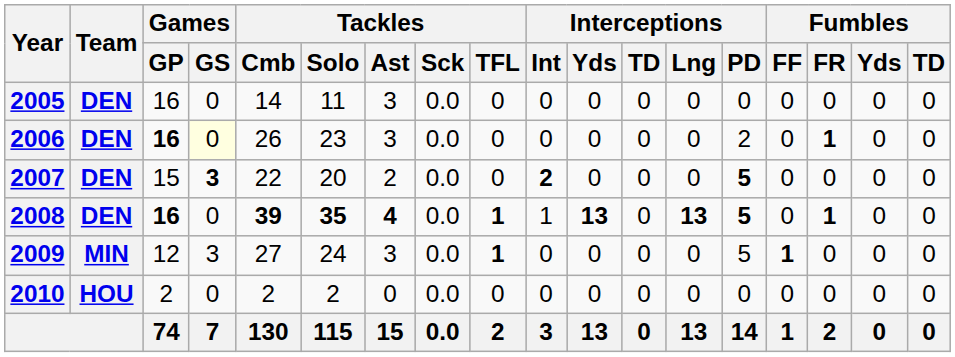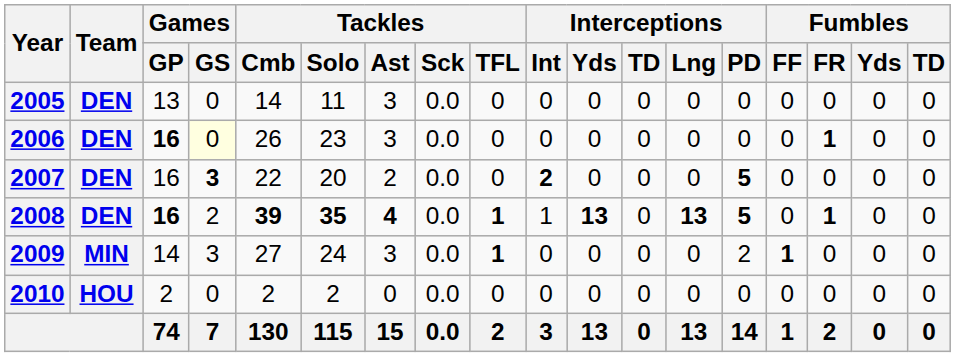(166, 100) 16 -> (166, 100) 13
(744, 139) 2 -> (744, 139) 0
(166, 178) 15 -> (166, 178) 16
(213, 216) 0 -> (213, 216) 2
(166, 255) 12 -> (166, 255) 14
(744, 255) 5 -> (744, 255) 2
